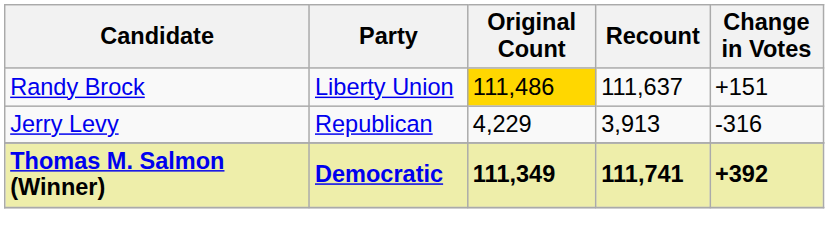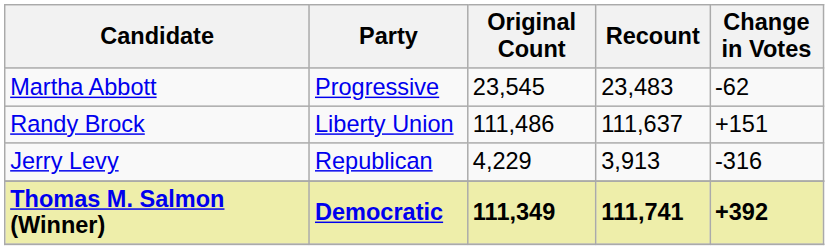+ row: (83, 86)
(514, 86) gold background -> (514, 124) no background
